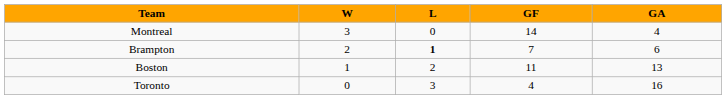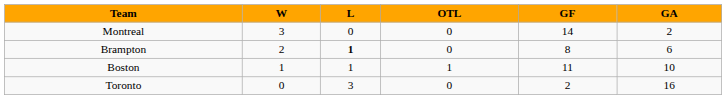+ column: (449, 13)
(657, 31) 4 -> (669, 31) 2
(531, 49) 7 -> (567, 49) 8
(433, 67) 2 -> (351, 67) 1
(657, 67) 13 -> (669, 67) 10
(531, 85) 4 -> (567, 85) 2
